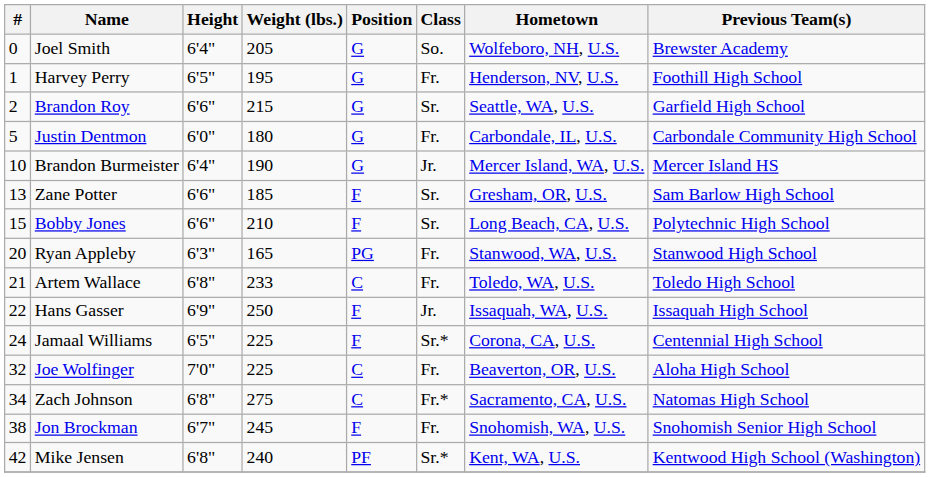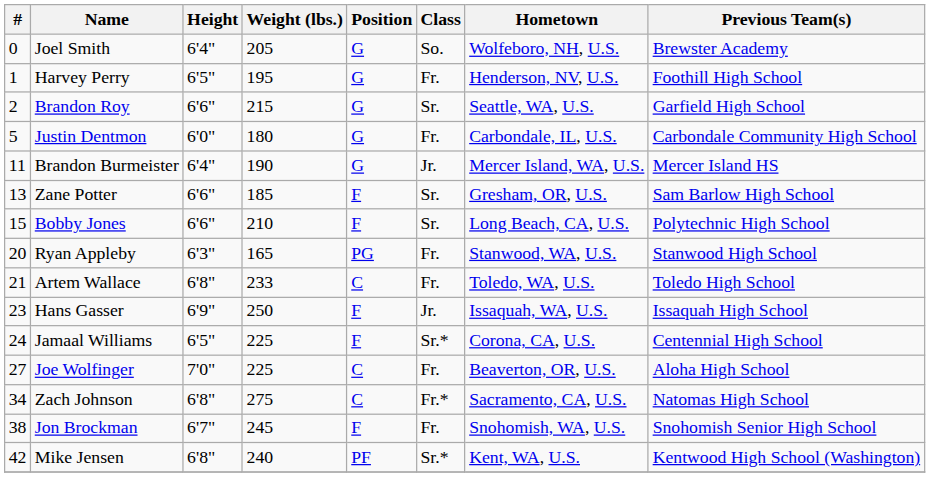(18, 165) 10 -> (17, 165) 11
(18, 311) 22 -> (18, 311) 23
(18, 370) 32 -> (18, 370) 27
